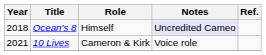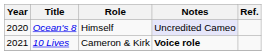(17, 27) 2018 -> (17, 27) 2020
(176, 43) normal -> (177, 43) bold
